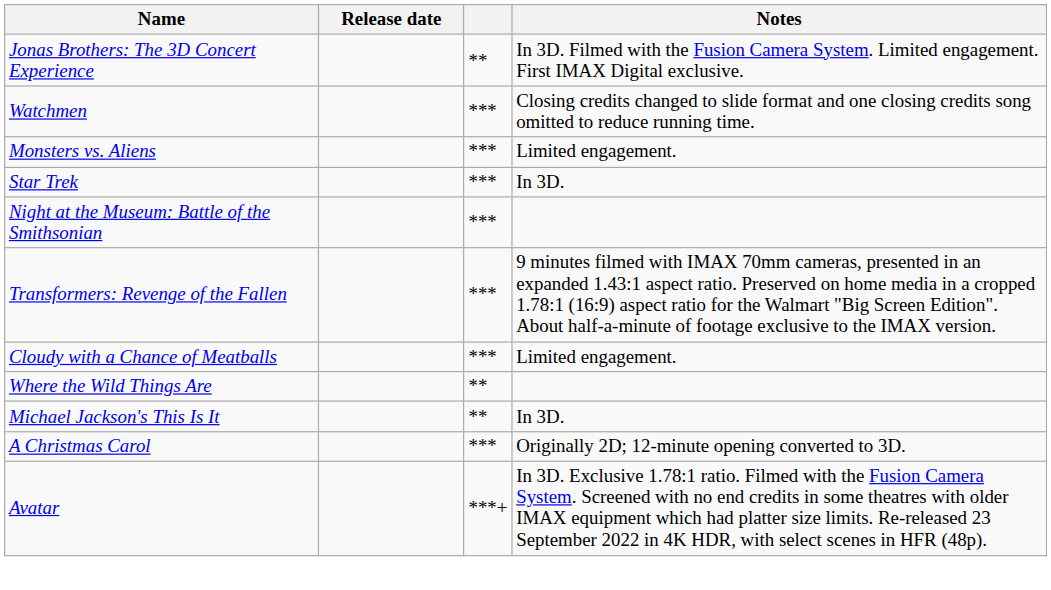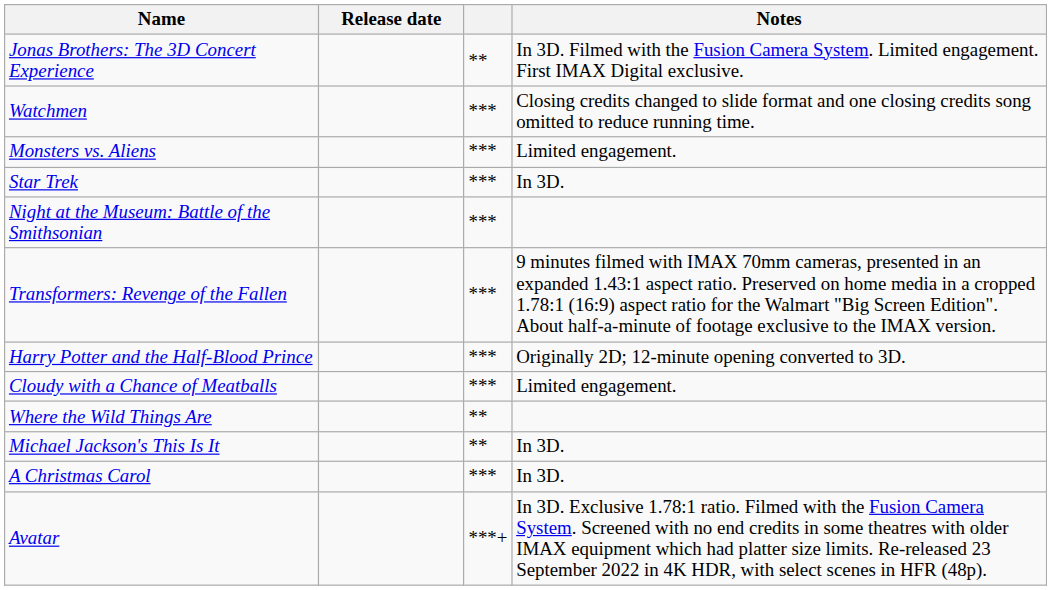+ row: (161, 356)
(711, 446) Originally 2D; 12-minute opening converted to 3D. -> (540, 476) In 3D.
